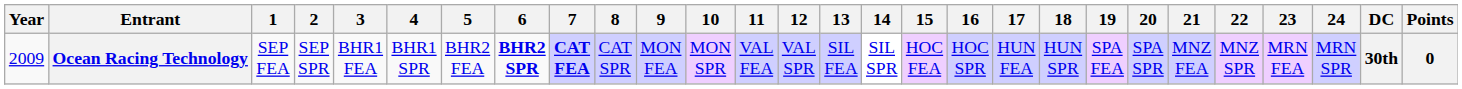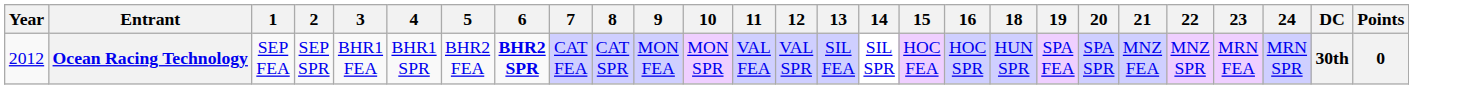- column: (1016, 18)
(27, 58) 2009 -> (27, 58) 2012
(572, 58) bold -> (571, 58) normal
